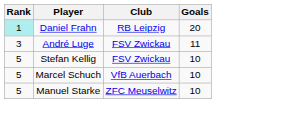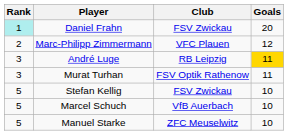(141, 28) RB Leipzig -> (203, 28) FSV Zwickau
+ row: (94, 43)
(141, 43) FSV Zwickau -> (203, 59) RB Leipzig
(195, 43) no background -> (267, 59) gold background
+ row: (94, 75)
